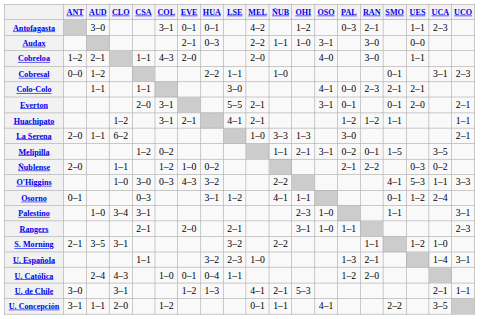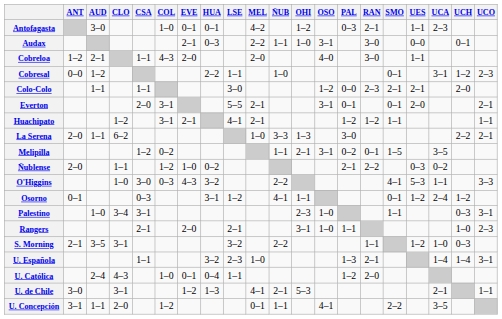+ column: (463, 12)
(166, 27) 3–1 -> (166, 27) 1–0
(326, 89) 4–1 -> (326, 89) 1–2
